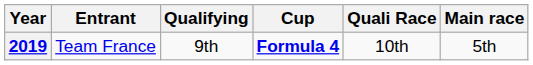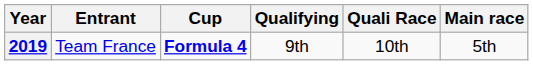columns swapped: (298, 19) <-> (206, 19)
